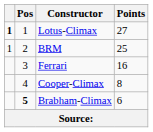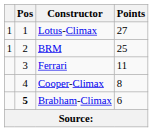(9, 31) bold -> (9, 31) normal
(122, 66) 16 -> (122, 66) 11
